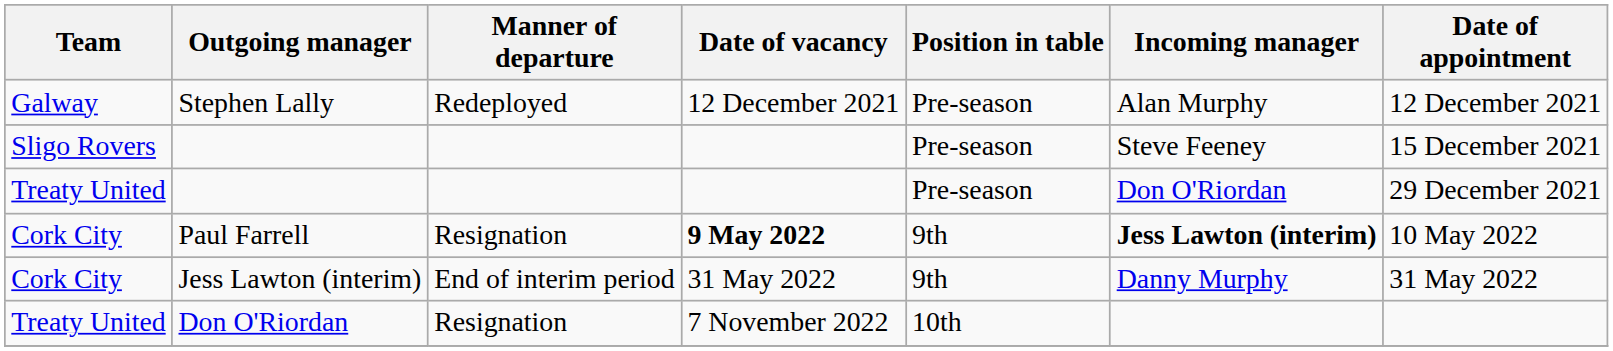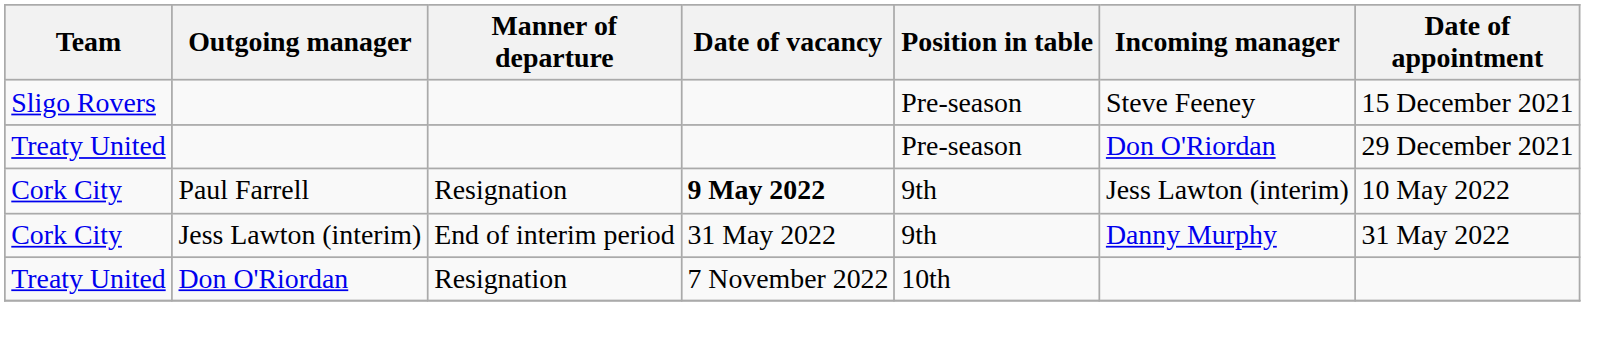- row: (55, 102)
(1247, 234) bold -> (1227, 190) normal
